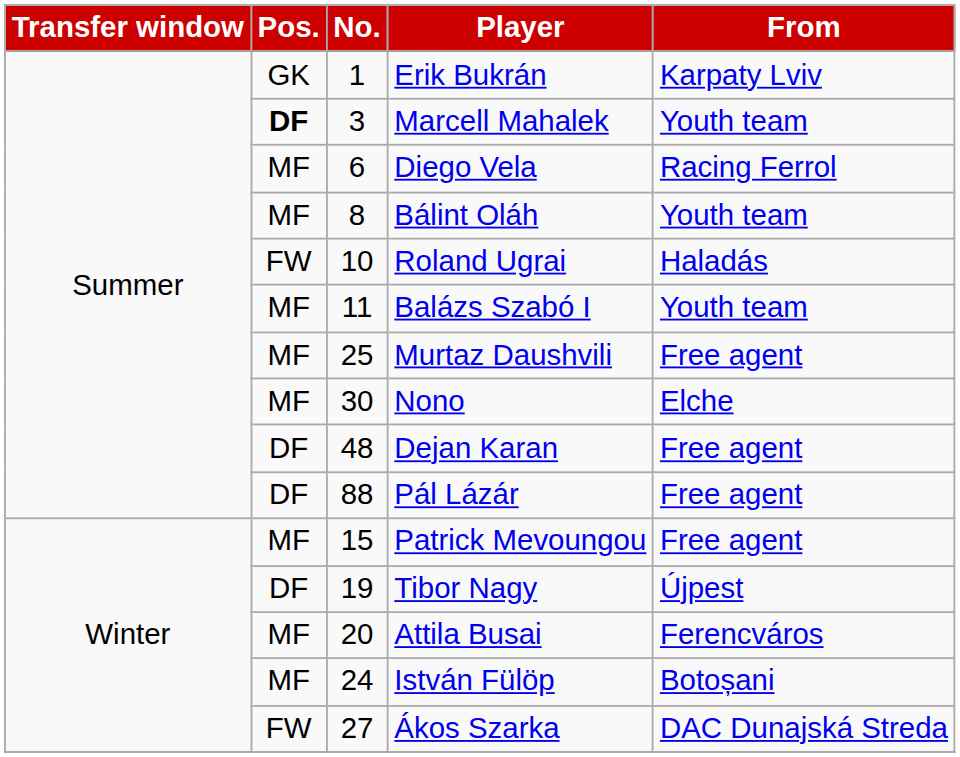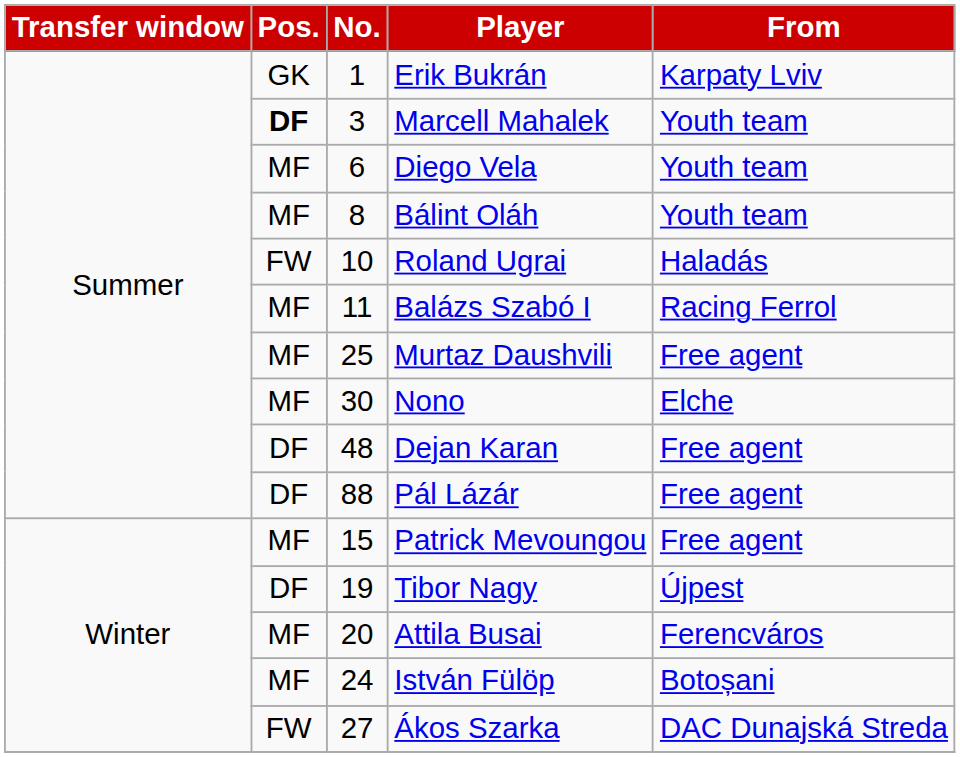(748, 167) Racing Ferrol -> (734, 167) Youth team
(734, 307) Youth team -> (748, 307) Racing Ferrol
